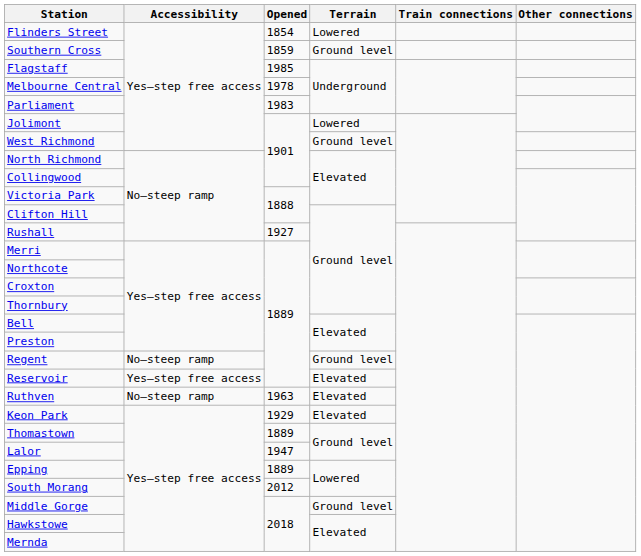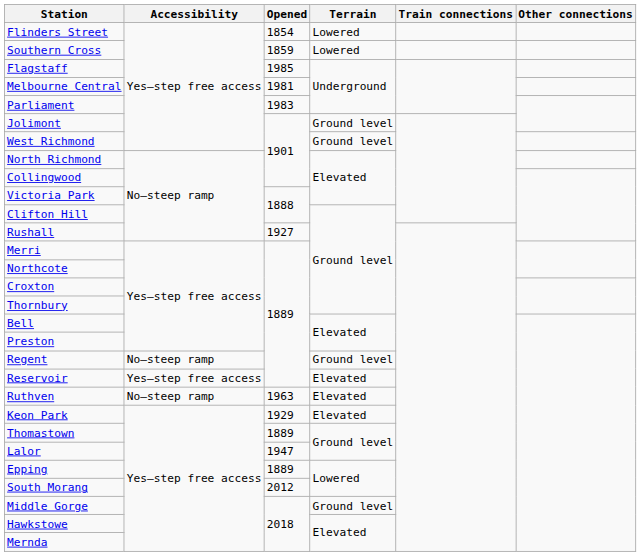(353, 50) Ground level -> (336, 50) Lowered
(280, 86) 1978 -> (280, 86) 1981
(336, 123) Lowered -> (353, 123) Ground level
